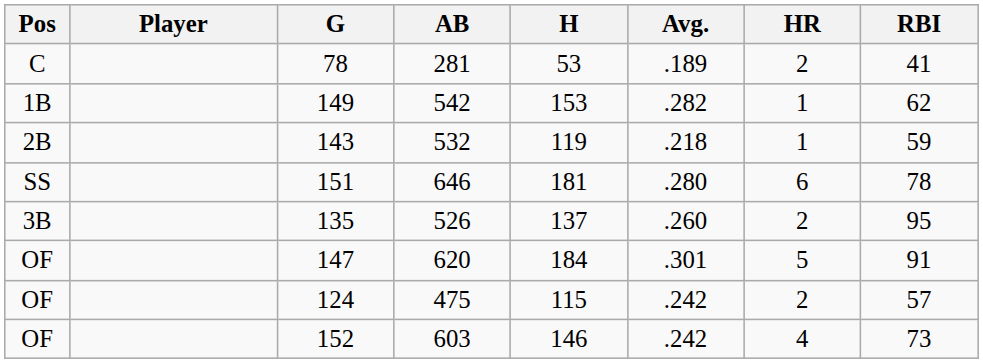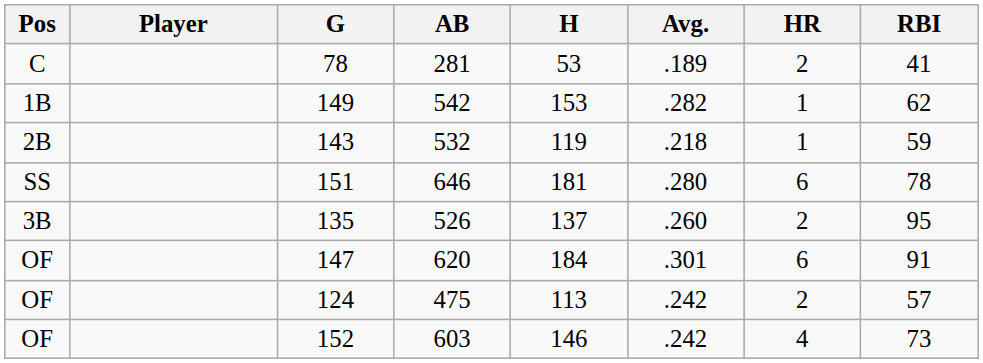(802, 260) 5 -> (802, 260) 6
(569, 299) 115 -> (569, 299) 113
